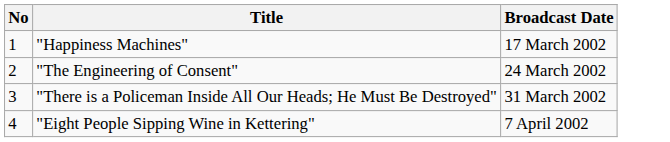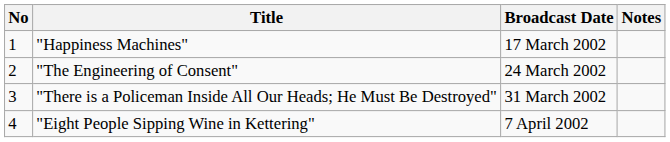+ column: (641, 17)
